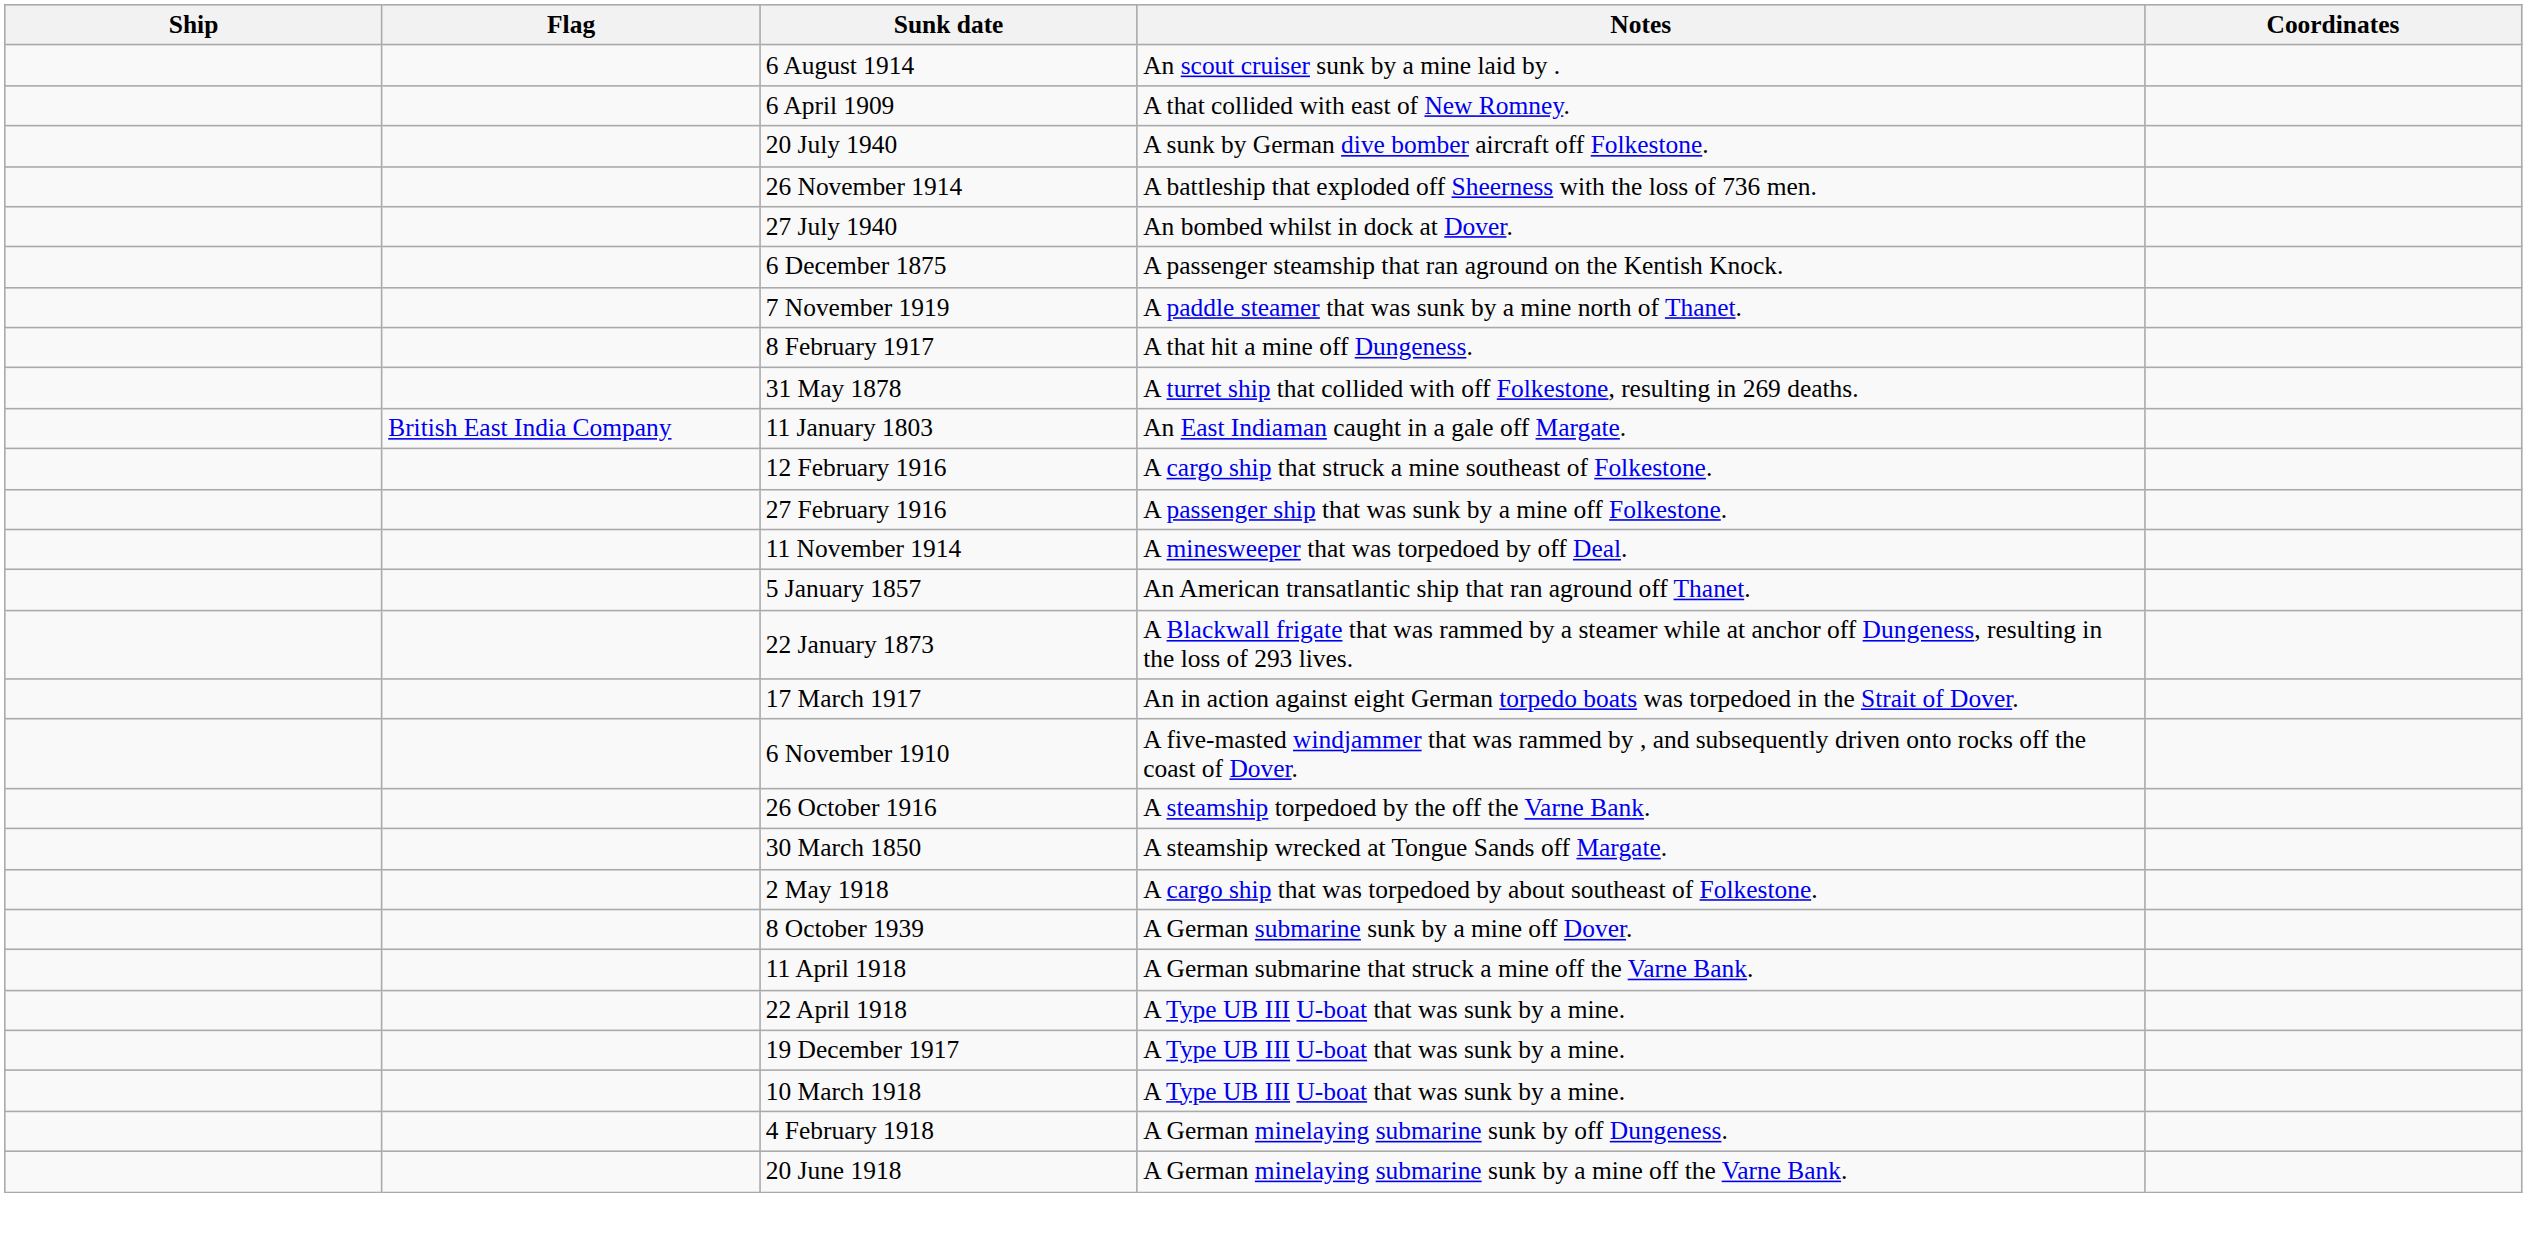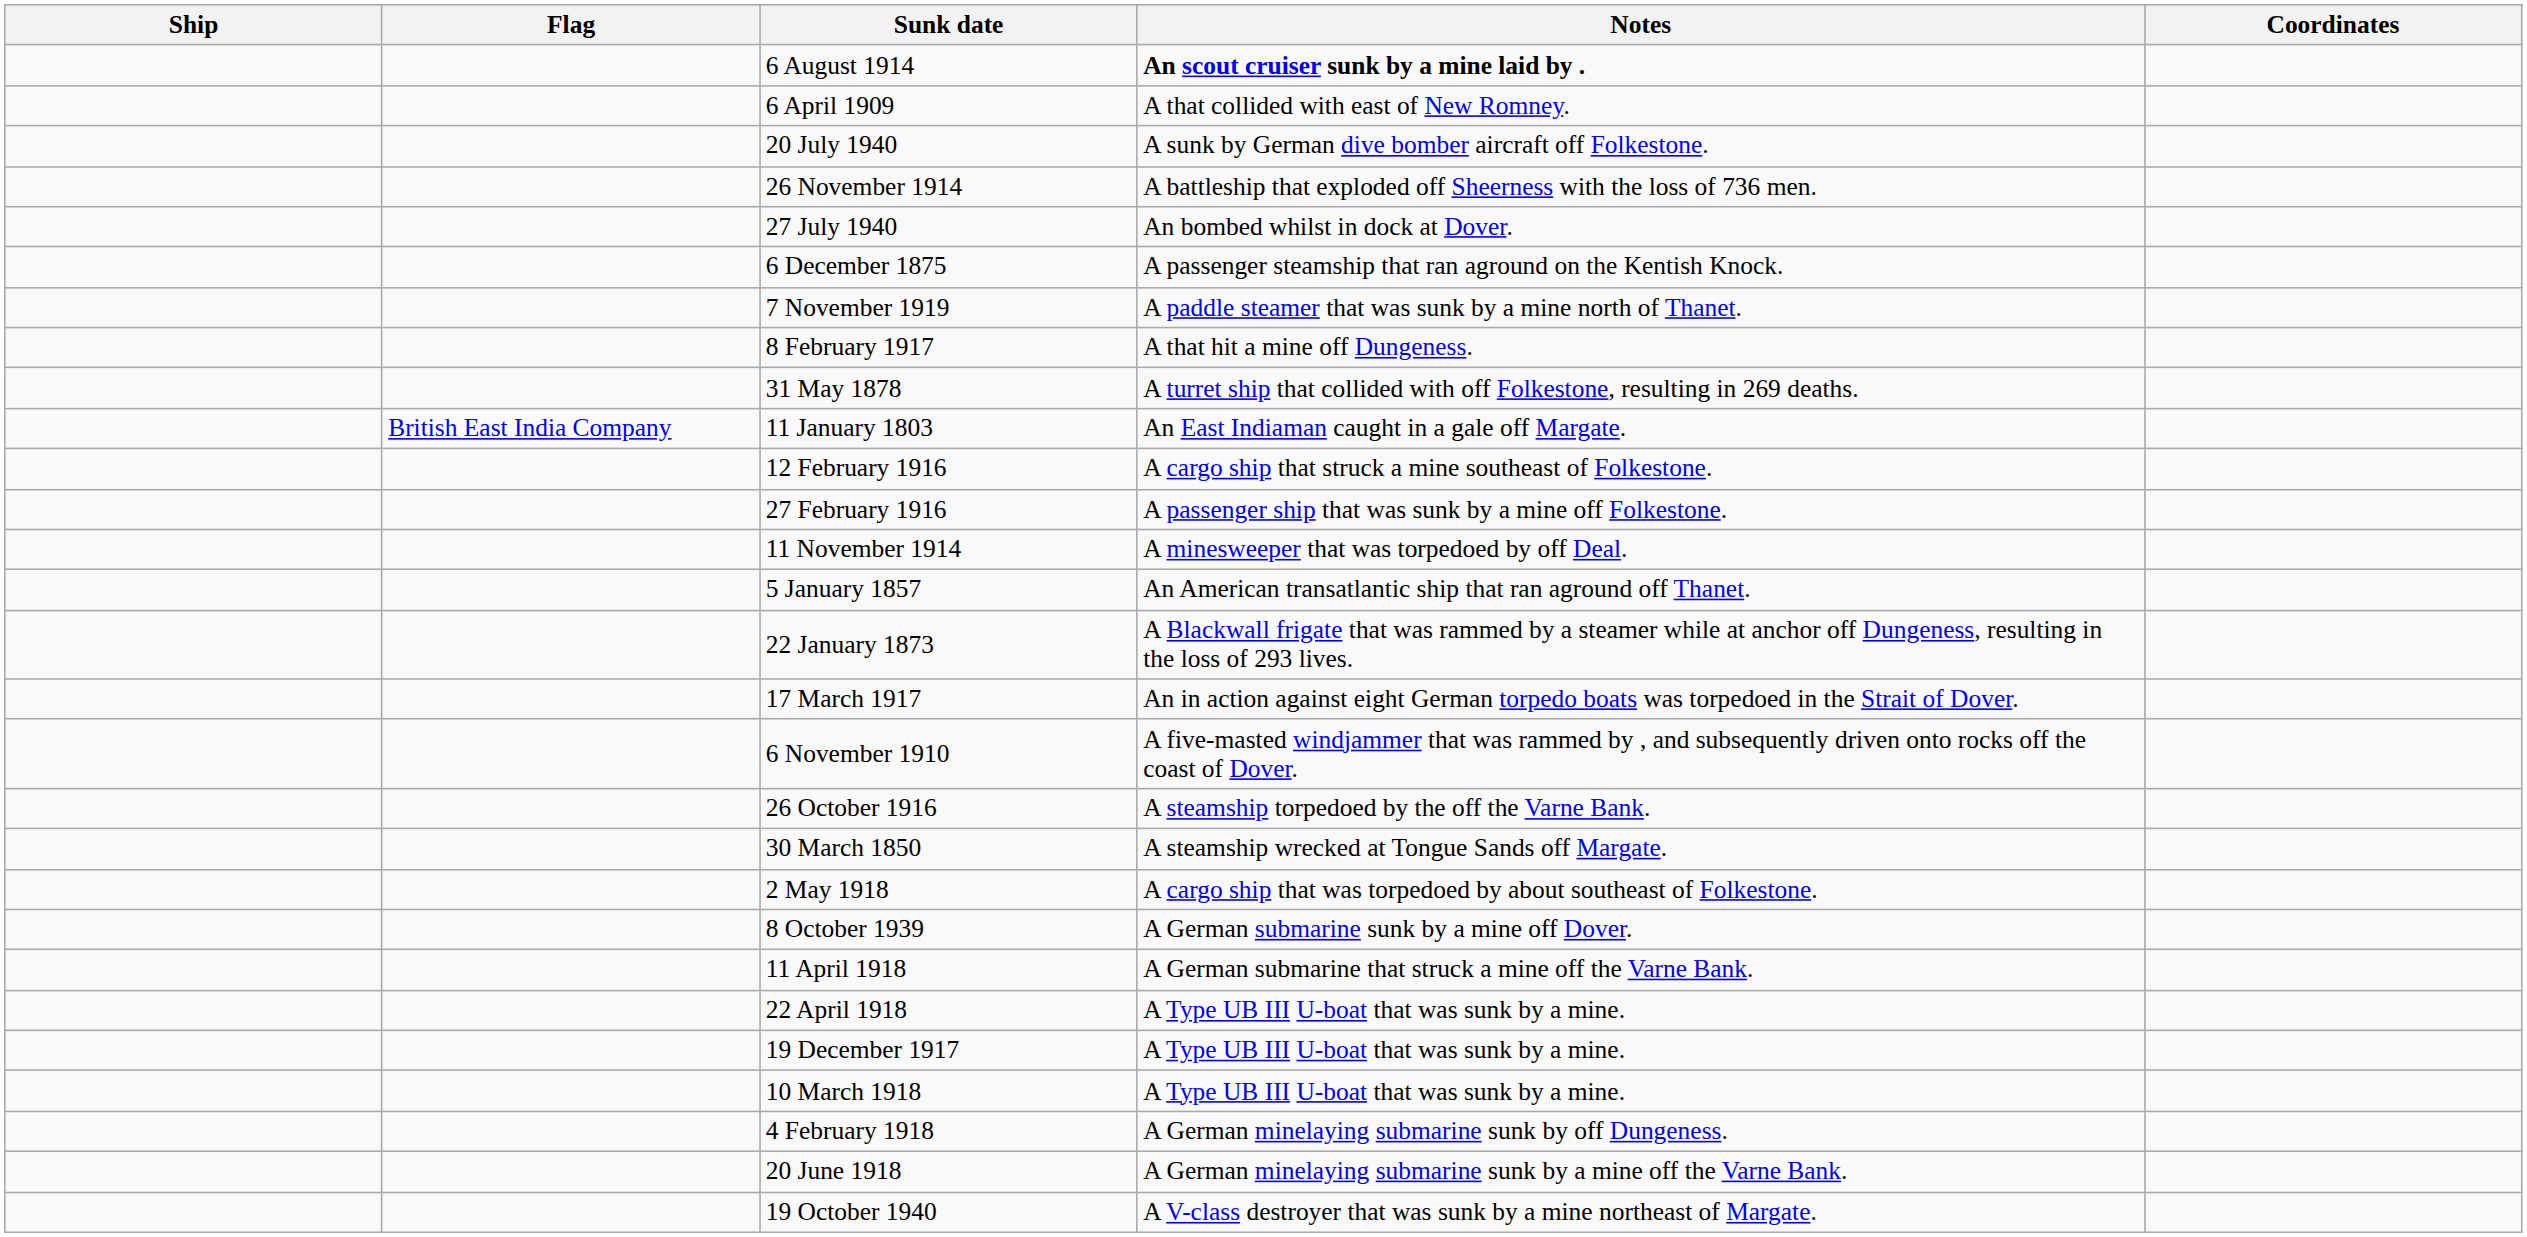(1352, 65) normal -> (1364, 65) bold
+ row: (851, 1211)
